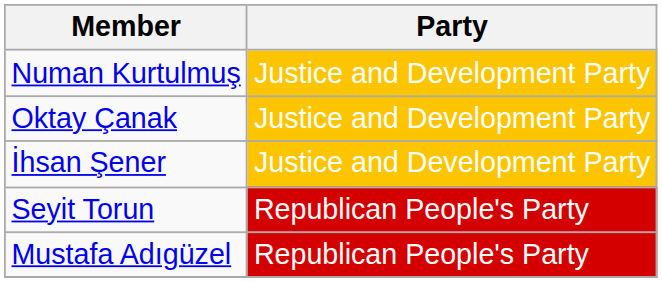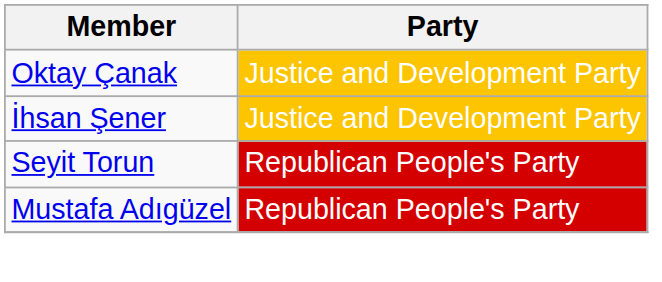- row: (126, 72)
